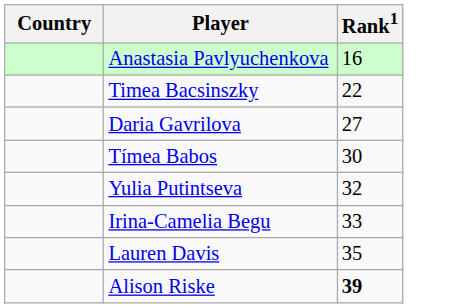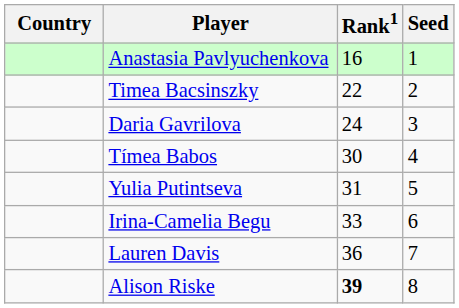+ column: (428, 23)
(352, 123) 27 -> (352, 123) 24
(352, 188) 32 -> (352, 188) 31
(352, 253) 35 -> (352, 253) 36
